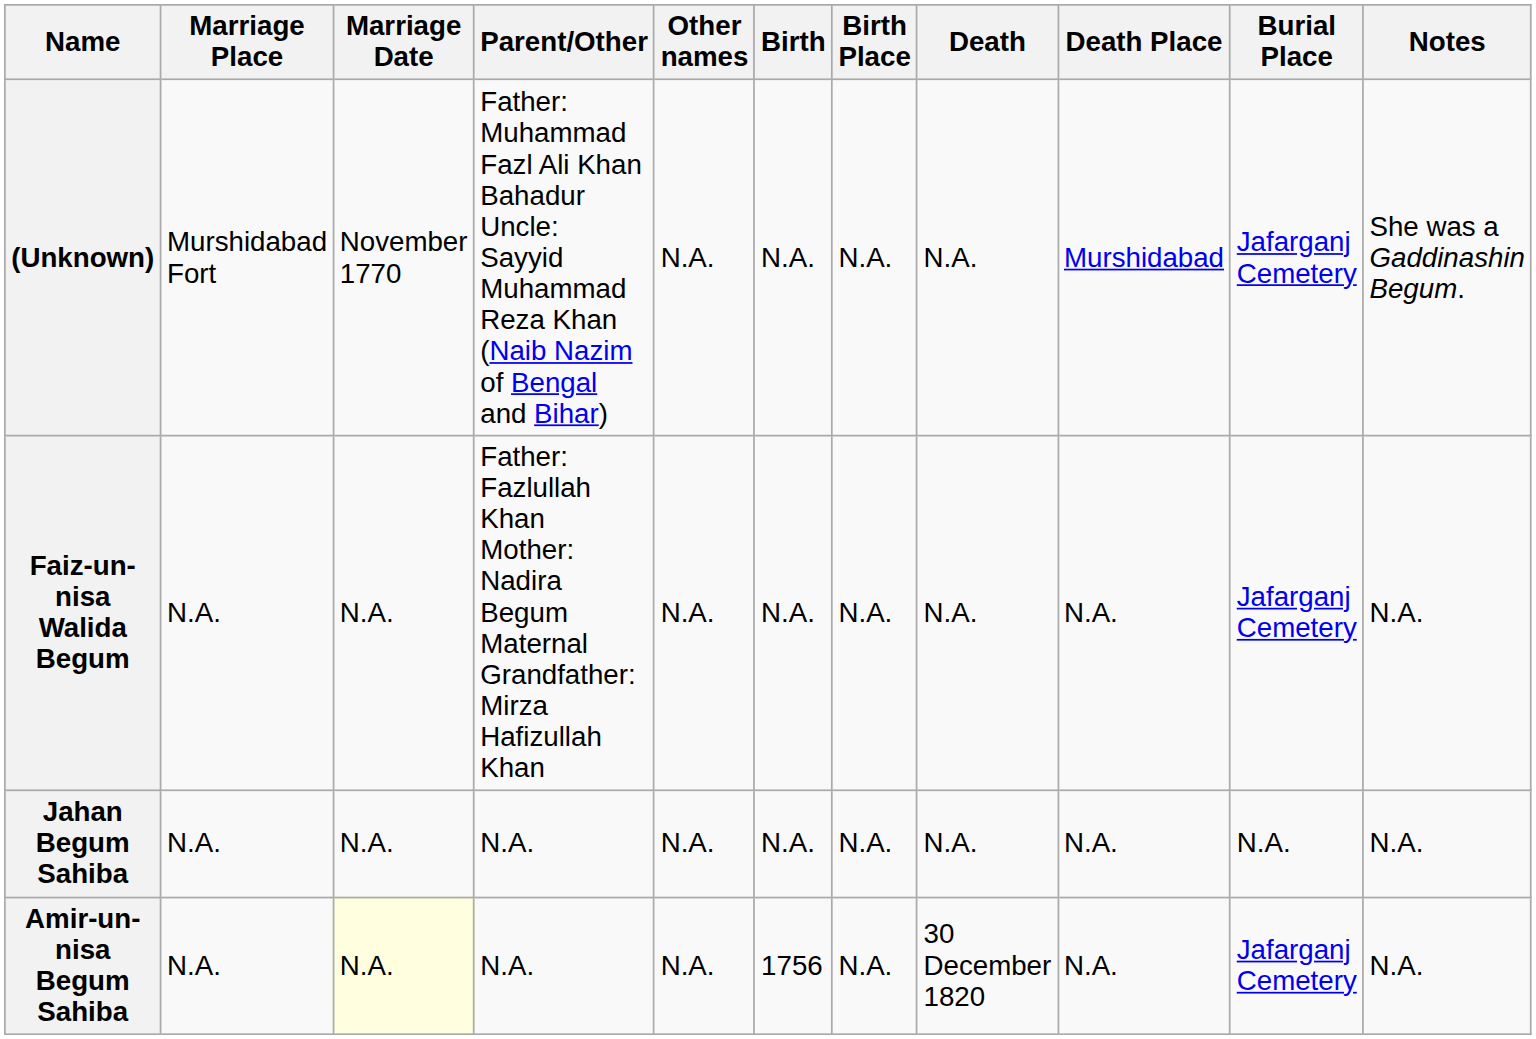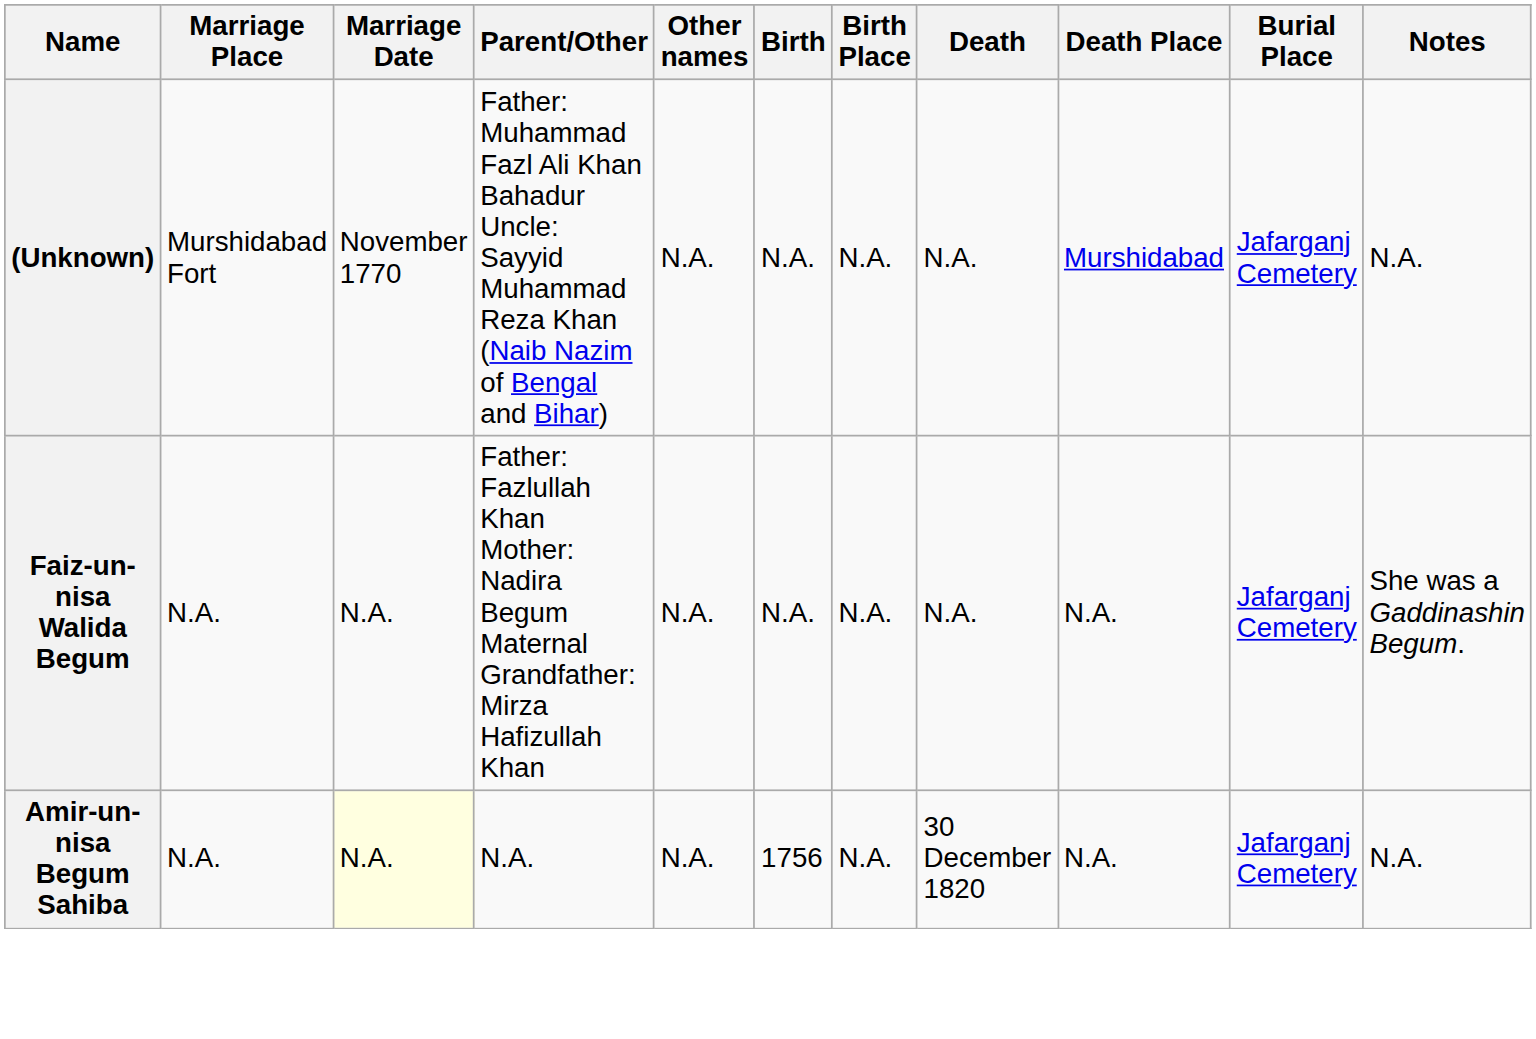(1447, 257) She was a Gaddinashin Begum. -> (1396, 257) N.A.
(1396, 612) N.A. -> (1447, 612) She was a Gaddinashin Begum.
- row: (83, 843)
